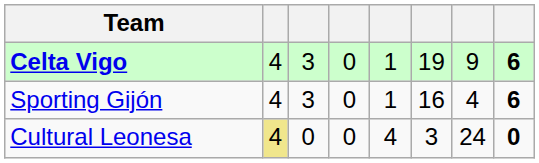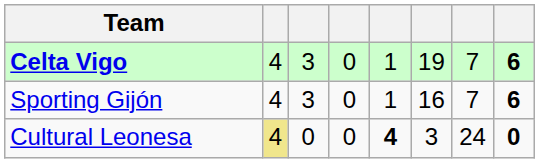(473, 61) 9 -> (473, 61) 7
(473, 99) 4 -> (473, 99) 7
(390, 137) normal -> (390, 137) bold
